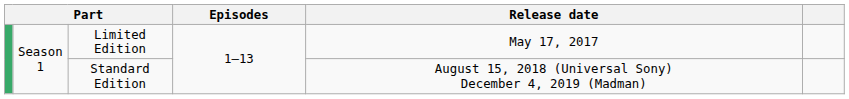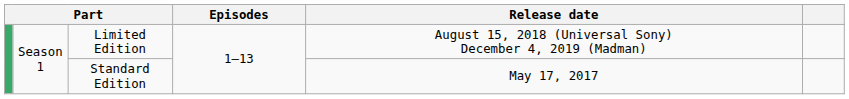(554, 42) May 17, 2017 -> (554, 42) August 15, 2018 (Universal Sony) December 4, 2019 (Madman)
(554, 76) August 15, 2018 (Universal Sony) December 4, 2019 (Madman) -> (554, 76) May 17, 2017
